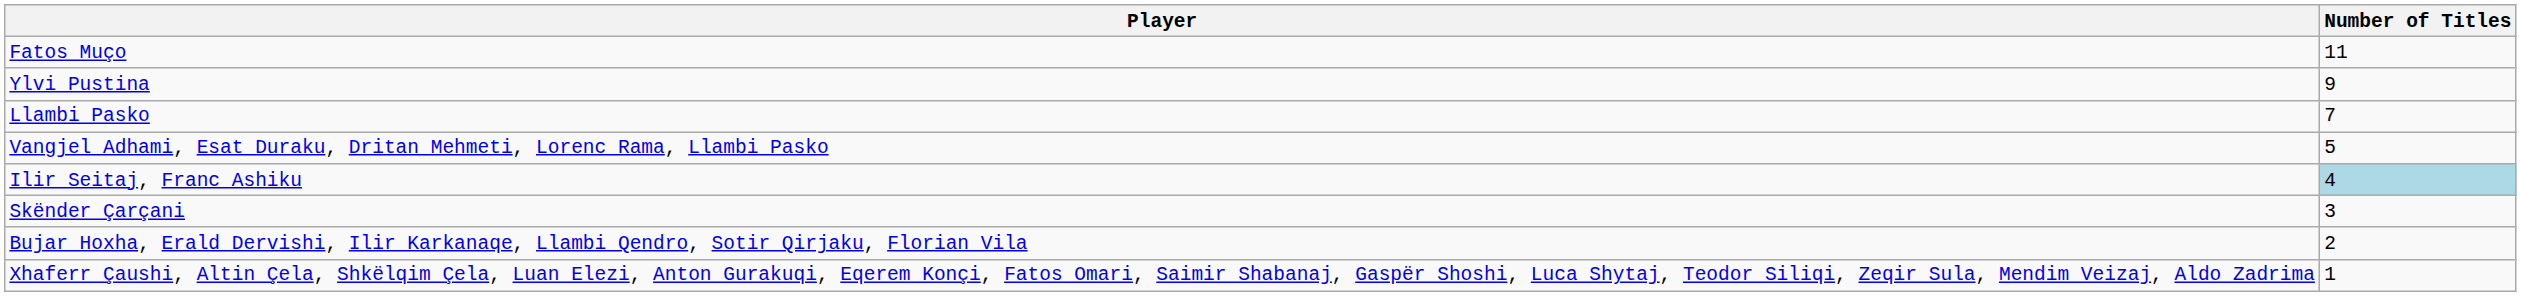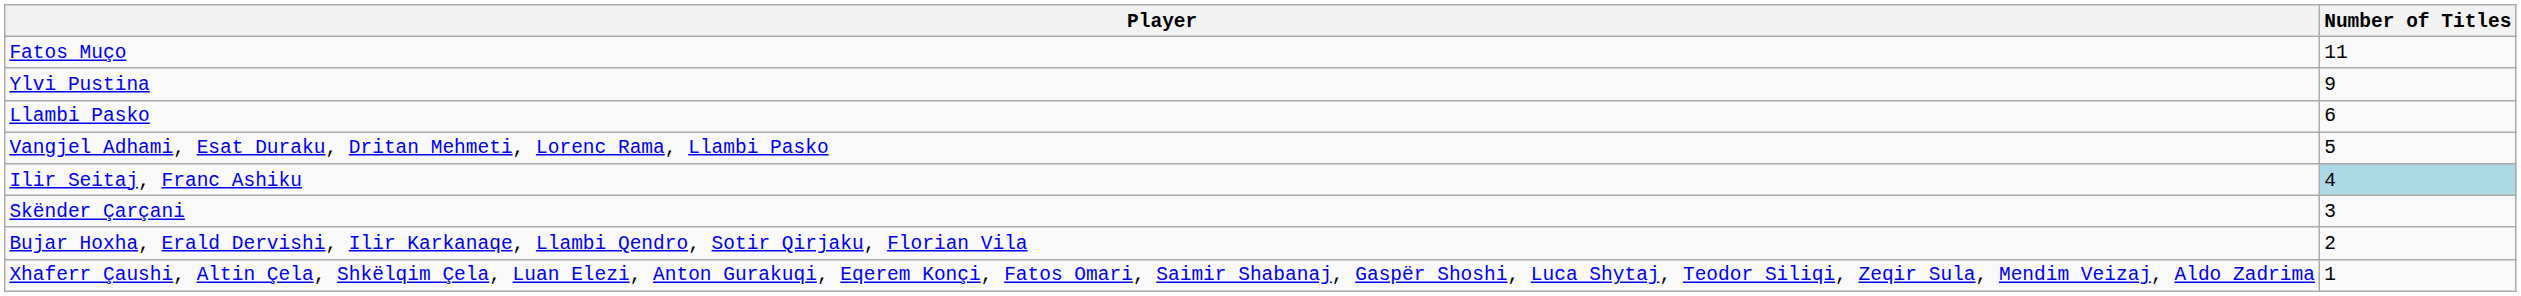(2330, 116) 7 -> (2330, 116) 6
